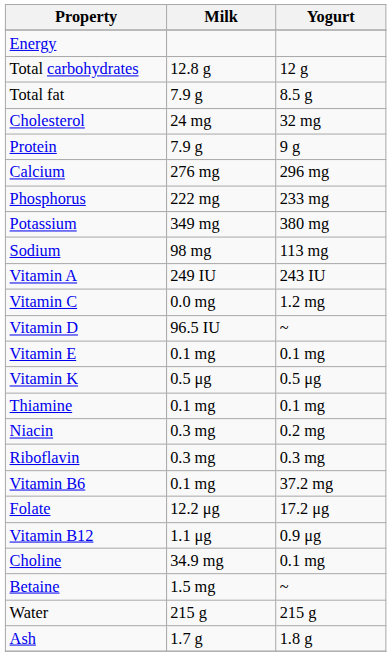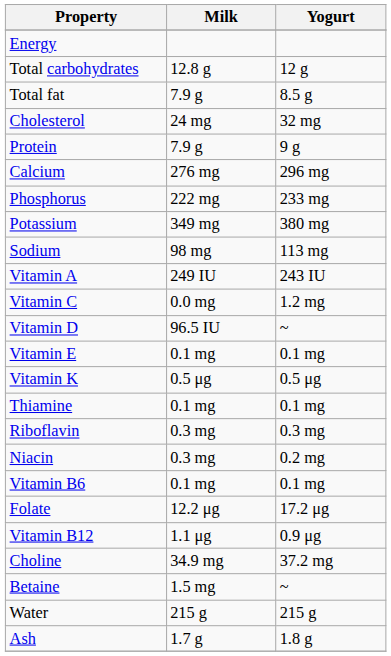rows swapped: (45, 457) <-> (31, 431)
(306, 483) 37.2 mg -> (302, 483) 0.1 mg
(302, 560) 0.1 mg -> (306, 560) 37.2 mg
